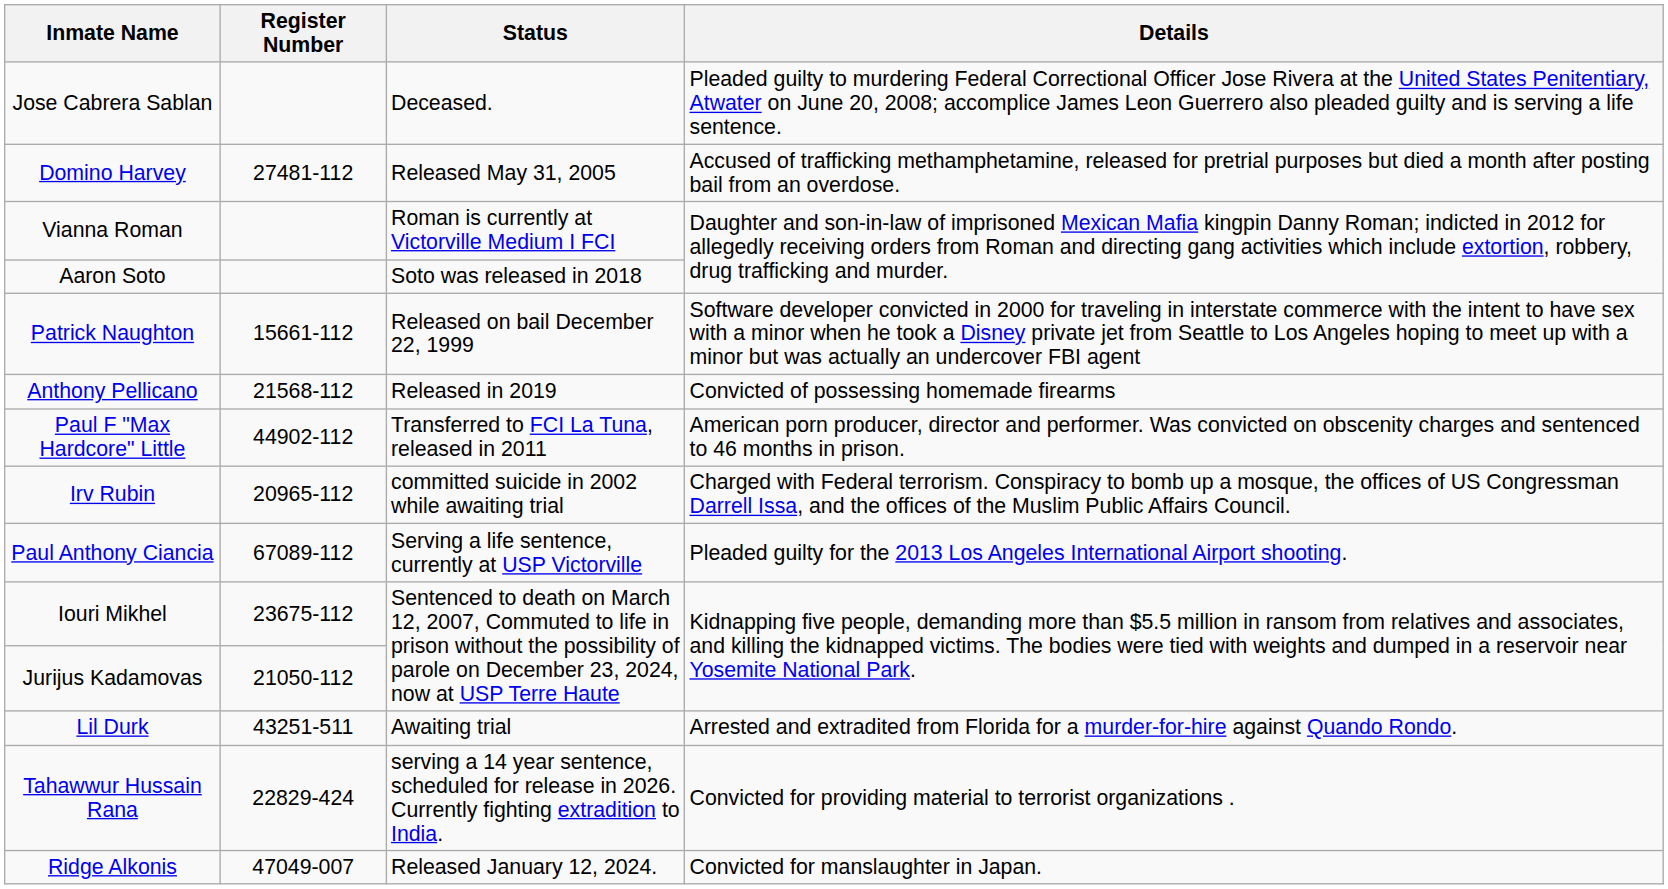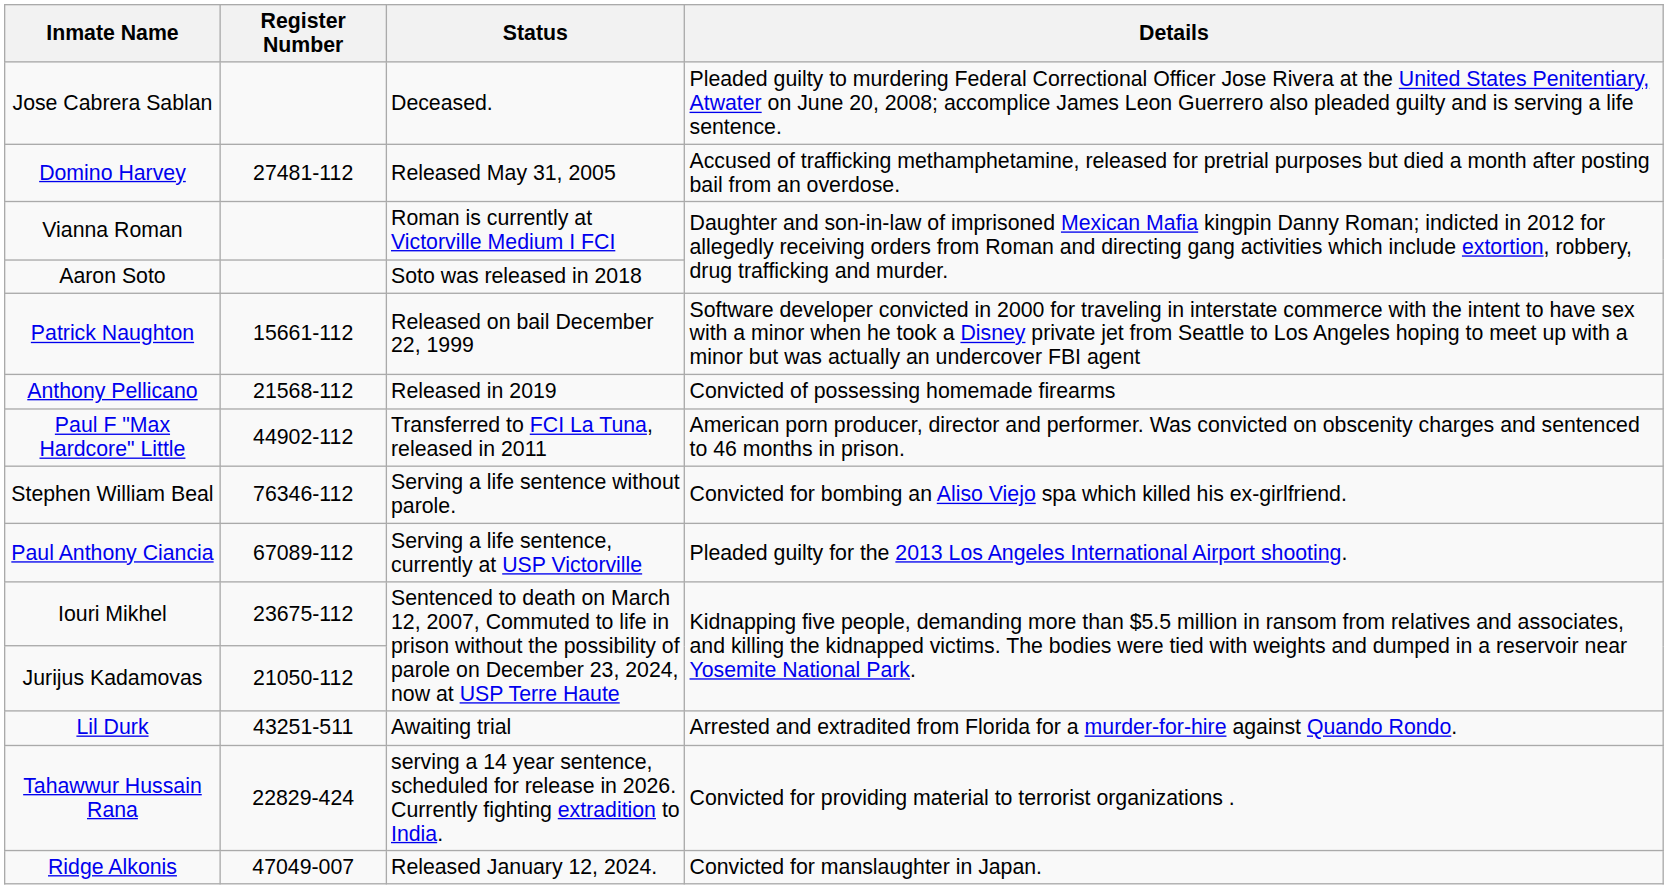+ row: (112, 494)
- row: (112, 494)
